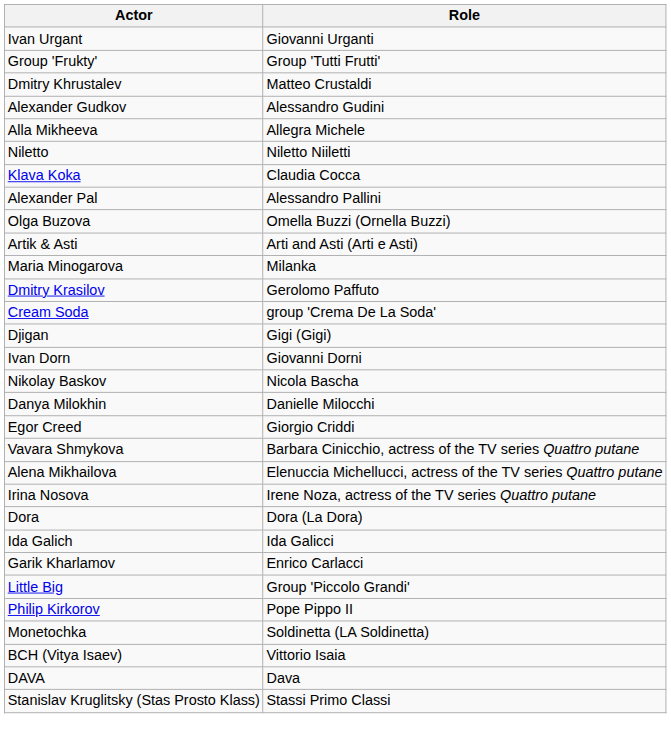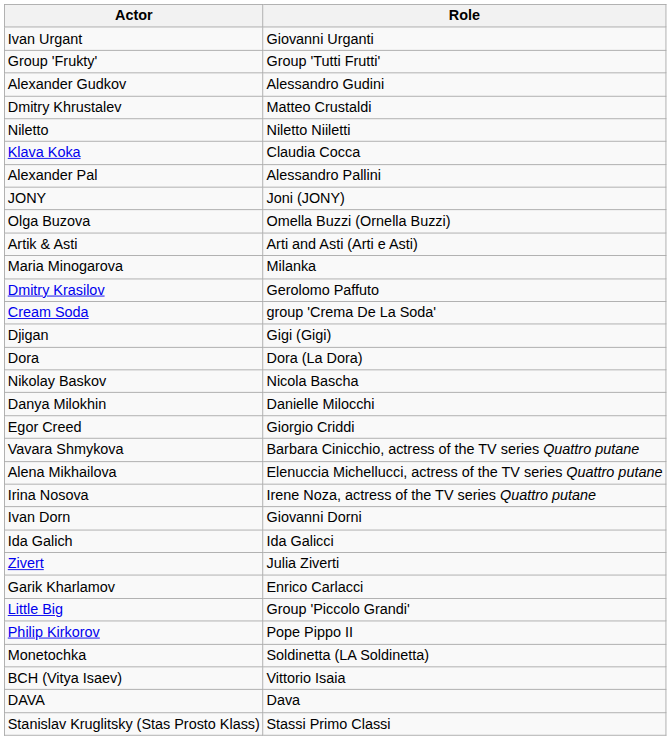rows swapped: (65, 84) <-> (67, 107)
- row: (53, 130)
+ row: (27, 198)
rows swapped: (23, 518) <-> (39, 358)
+ row: (26, 564)
